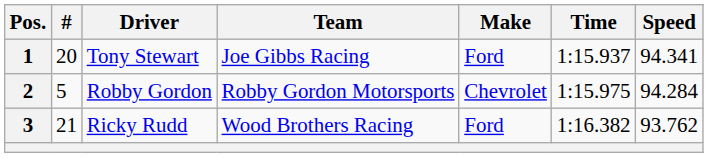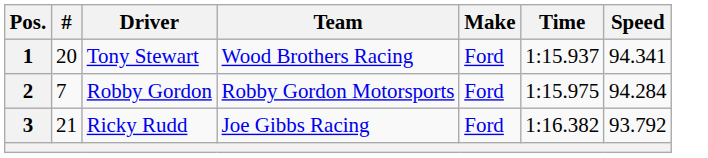(296, 56) Joe Gibbs Racing -> (317, 56) Wood Brothers Racing
(61, 91) 5 -> (61, 91) 7
(506, 91) Chevrolet -> (484, 91) Ford
(317, 125) Wood Brothers Racing -> (296, 125) Joe Gibbs Racing
(669, 125) 93.762 -> (638, 125) 93.792
